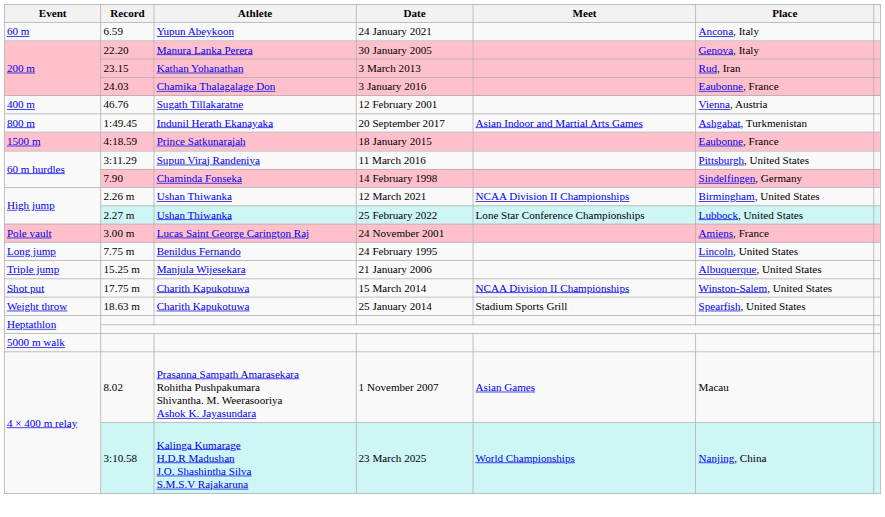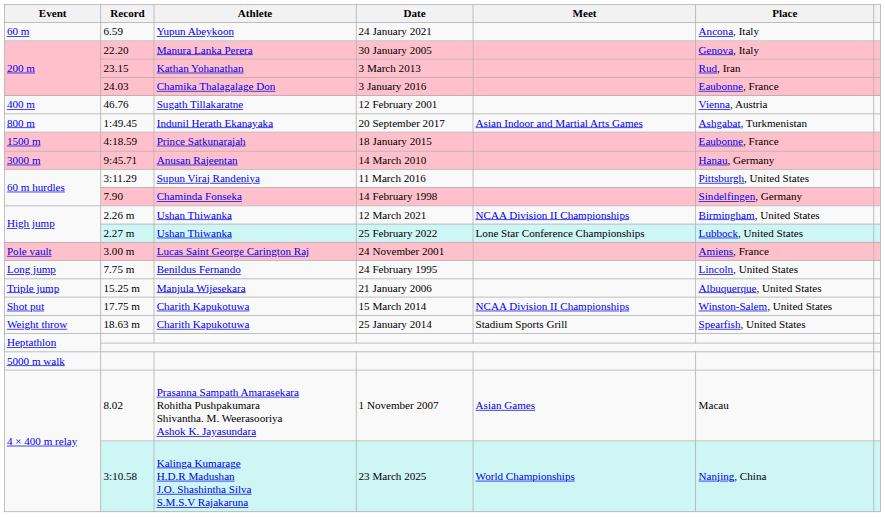+ row: (24, 160)
